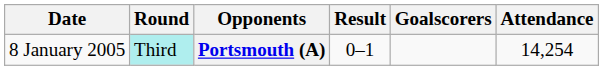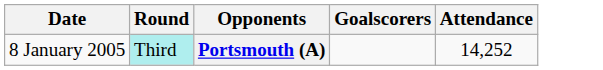- column: (360, 19)
(547, 49) 14,254 -> (486, 49) 14,252
